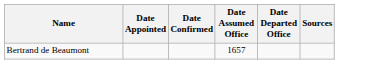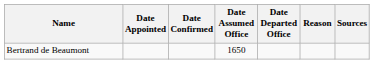+ column: (317, 23)
(236, 50) 1657 -> (236, 50) 1650
